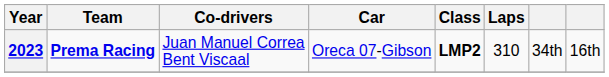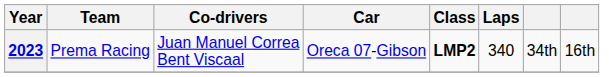(103, 51) bold -> (100, 51) normal
(506, 51) 310 -> (501, 51) 340
